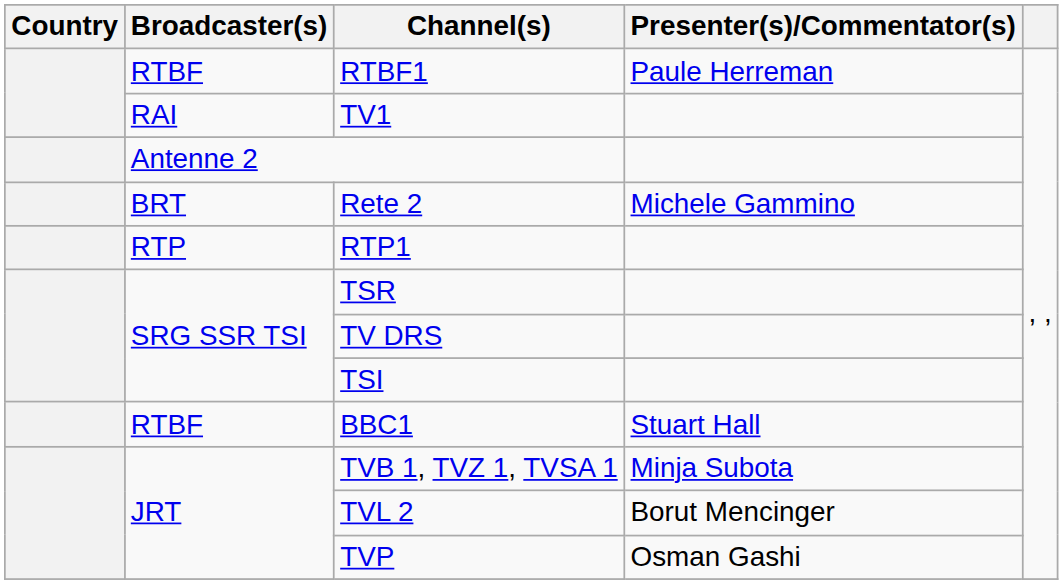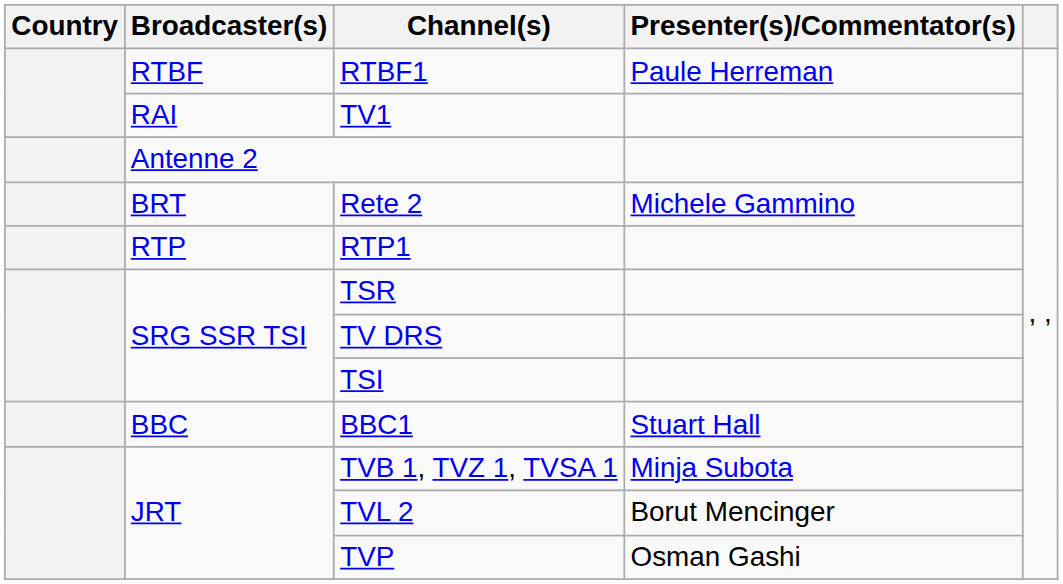(167, 423) RTBF -> (159, 423) BBC
